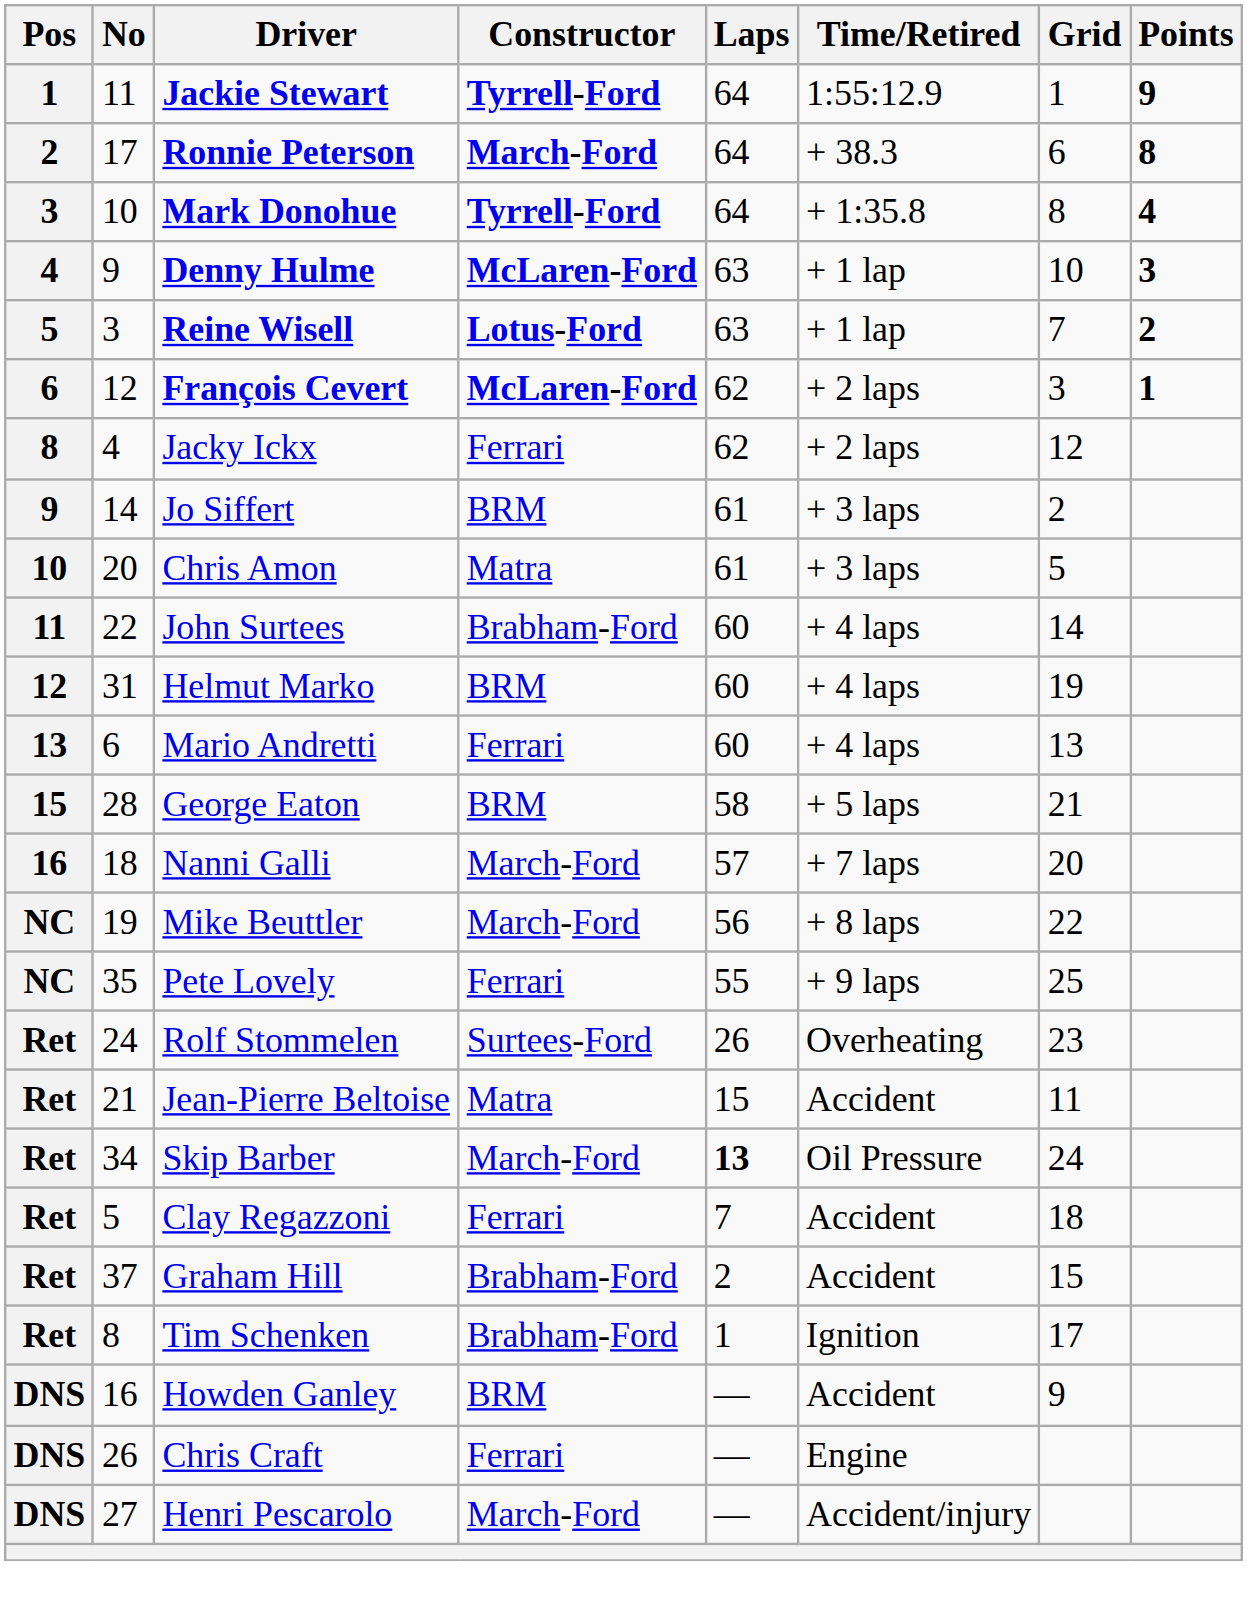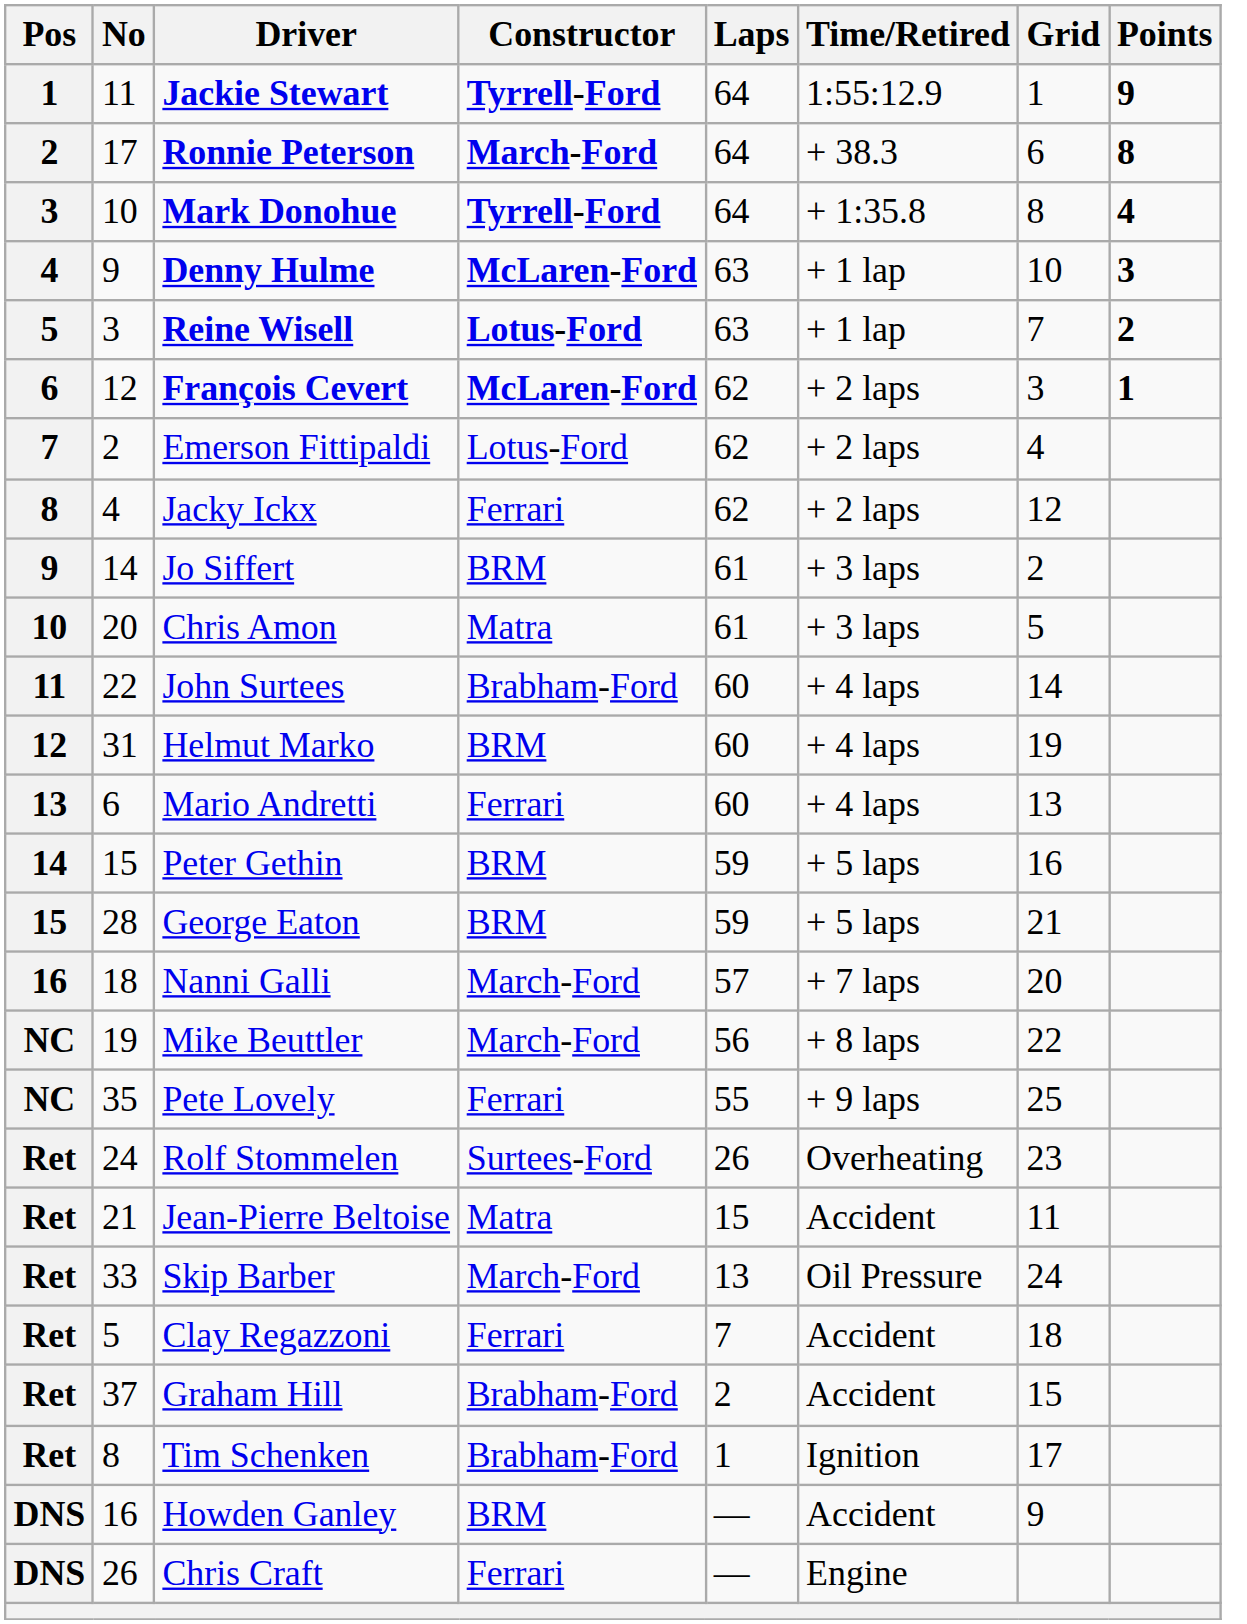+ row: (296, 448)
+ row: (252, 862)
(732, 803) 58 -> (732, 921) 59
(120, 1158) 34 -> (120, 1276) 33
(732, 1158) bold -> (732, 1276) normal
- row: (277, 1512)
